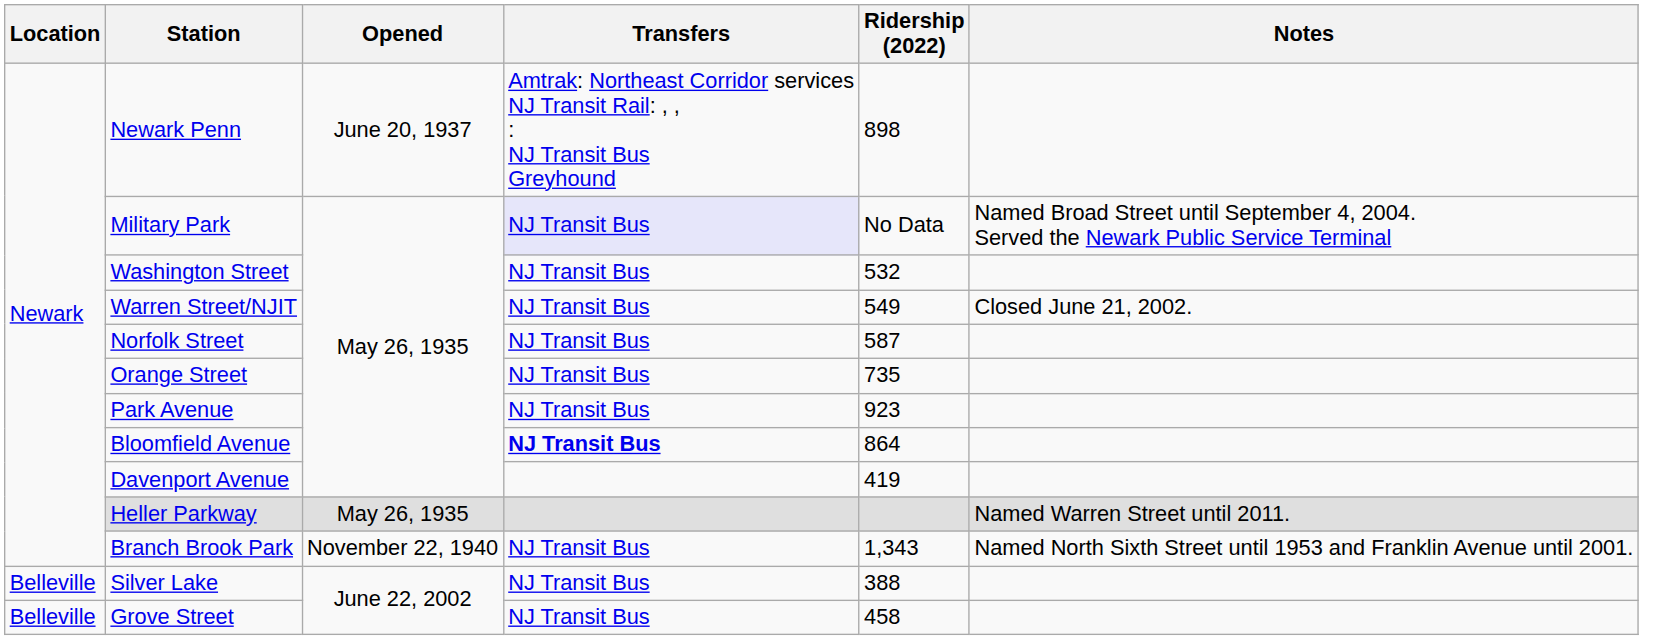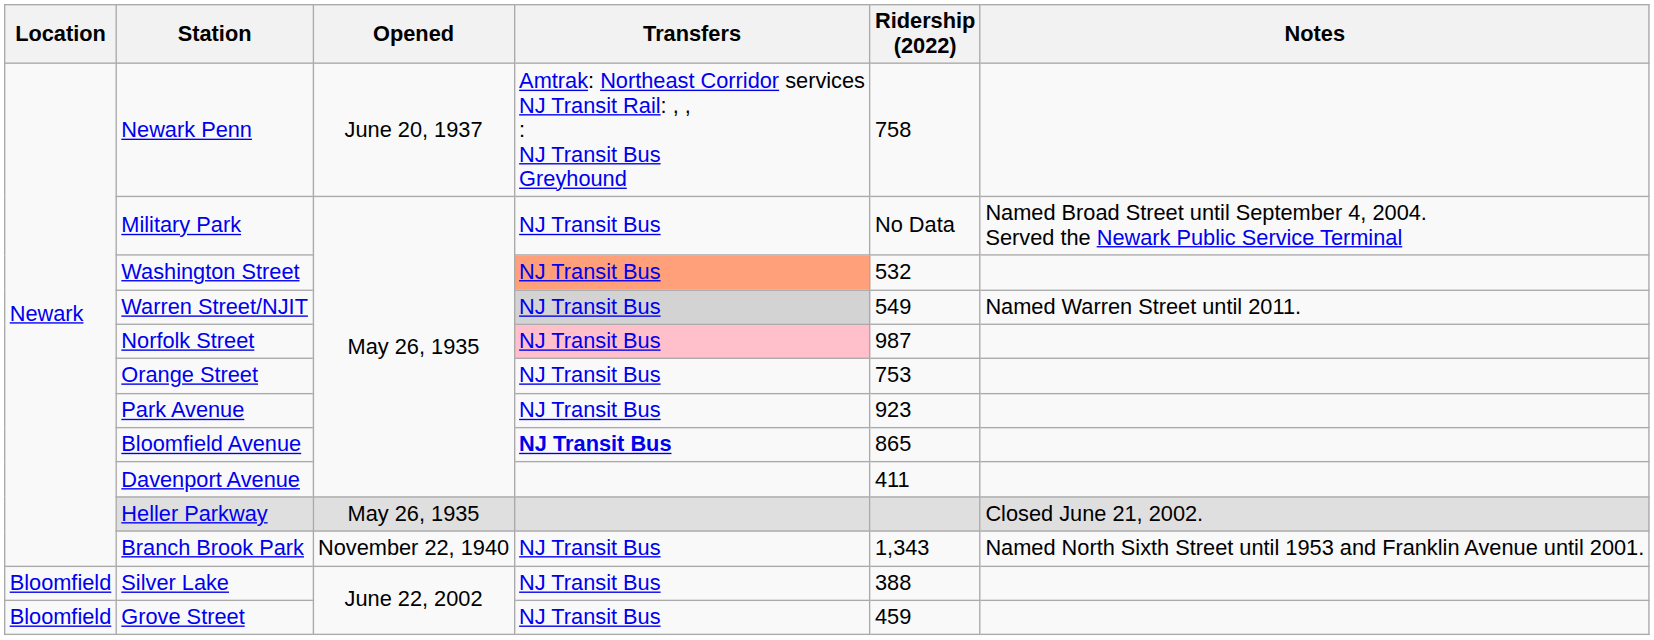(882, 129) 898 -> (893, 129) 758
(579, 225) lavender background -> (590, 225) no background
(579, 272) no background -> (590, 272) lightsalmon background
(579, 306) no background -> (590, 306) lightgrey background
(1083, 306) Closed June 21, 2002. -> (1143, 306) Named Warren Street until 2011.
(579, 341) no background -> (590, 341) pink background
(882, 341) 587 -> (893, 341) 987
(882, 375) 735 -> (893, 375) 753
(882, 444) 864 -> (893, 444) 865
(882, 479) 419 -> (892, 479) 411
(1132, 513) Named Warren Street until 2011. -> (1094, 513) Closed June 21, 2002.
(53, 582) Belleville -> (60, 582) Bloomfield
(53, 617) Belleville -> (60, 617) Bloomfield
(882, 617) 458 -> (893, 617) 459
